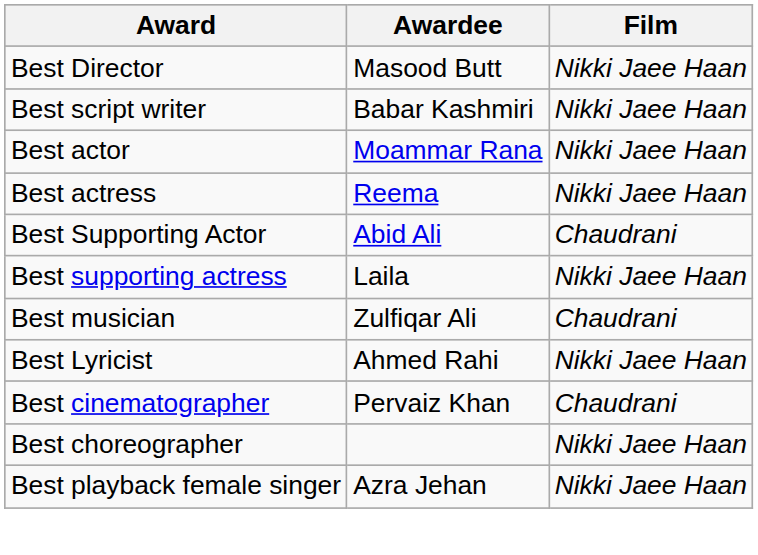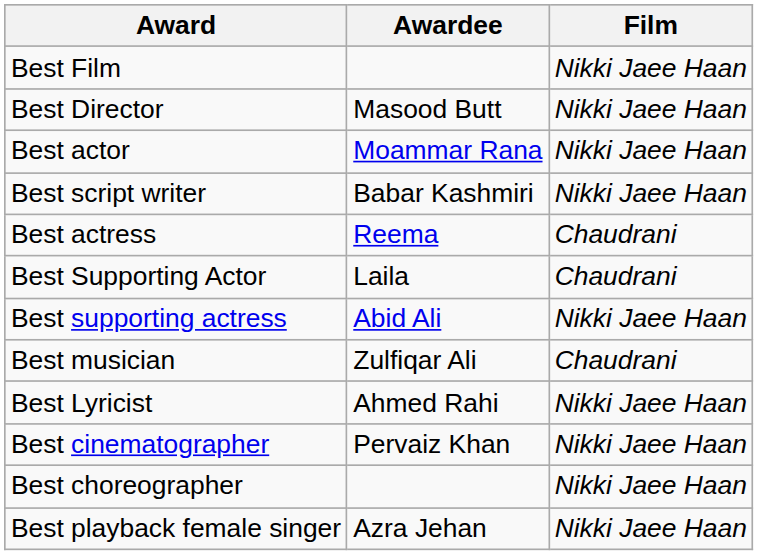+ row: (66, 67)
rows swapped: (108, 109) <-> (70, 151)
(651, 192) Nikki Jaee Haan -> (616, 234) Chaudrani
(397, 234) Abid Ali -> (381, 276) Laila
(381, 276) Laila -> (397, 318) Abid Ali
(616, 402) Chaudrani -> (651, 444) Nikki Jaee Haan
